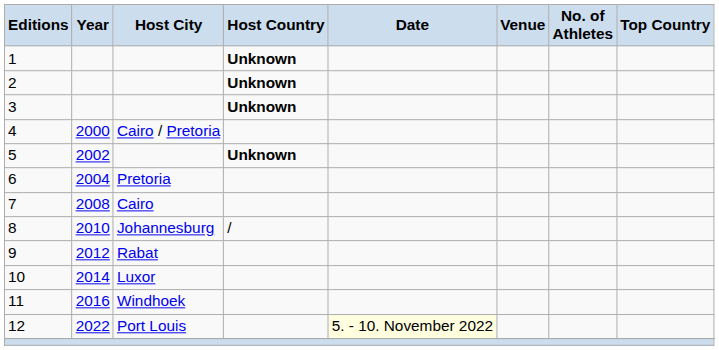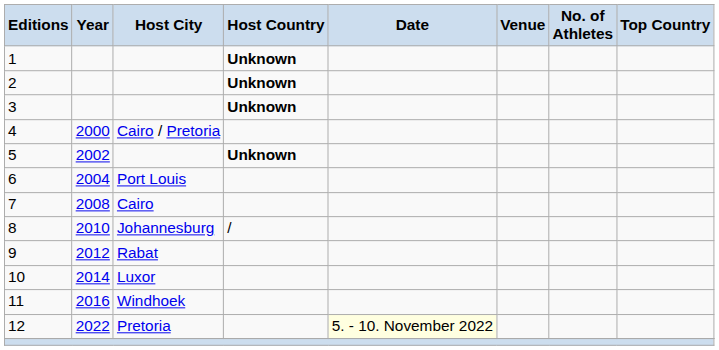(144, 180) Pretoria -> (152, 180) Port Louis
(152, 326) Port Louis -> (144, 326) Pretoria
